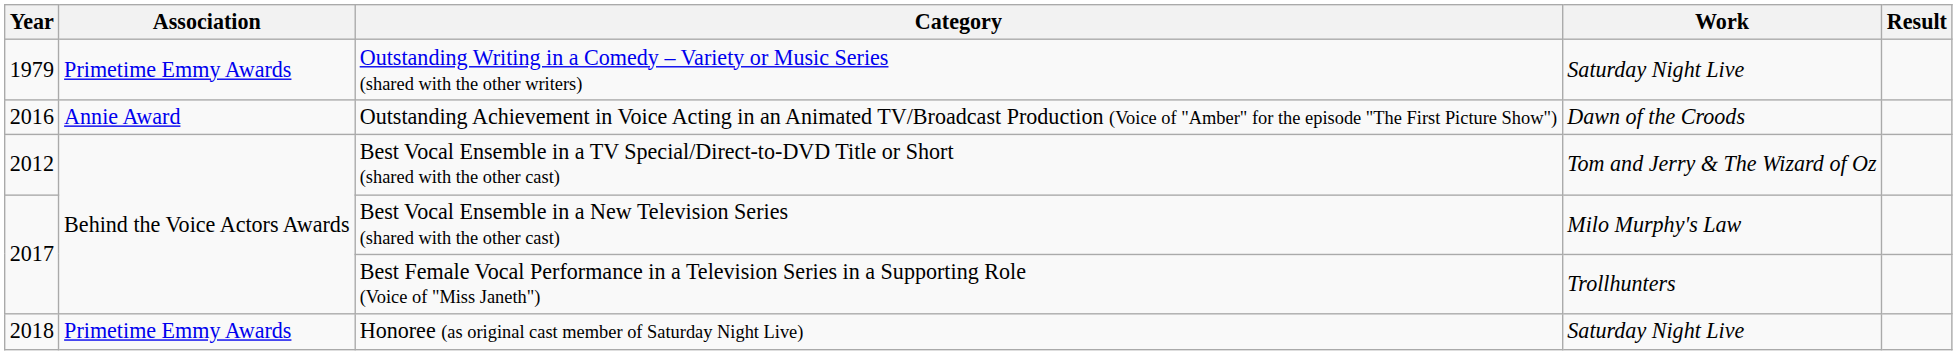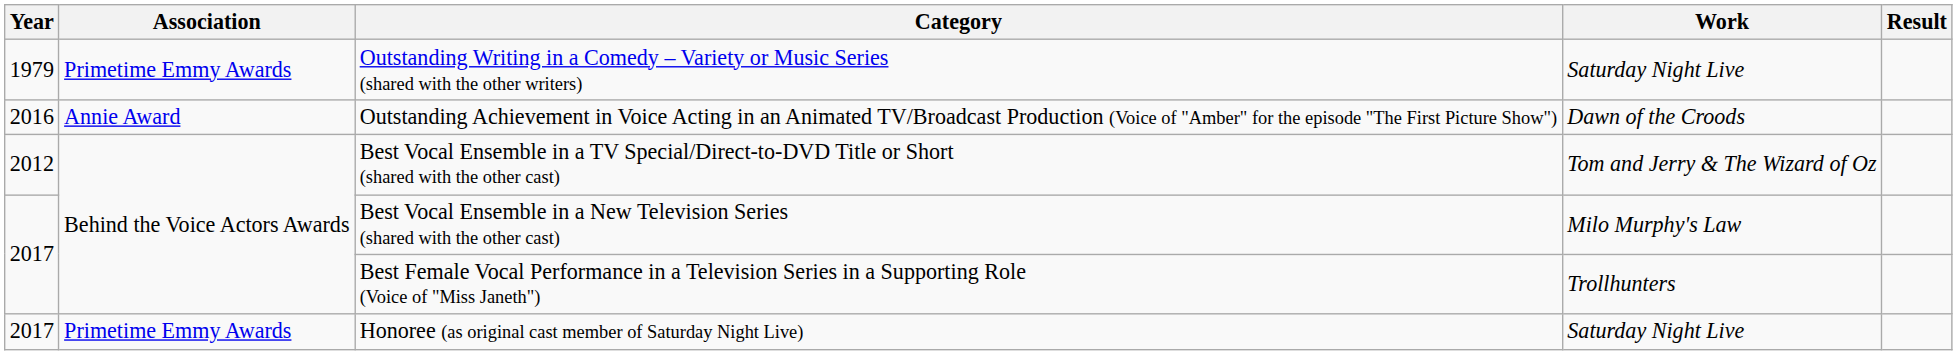(32, 331) 2018 -> (32, 331) 2017
